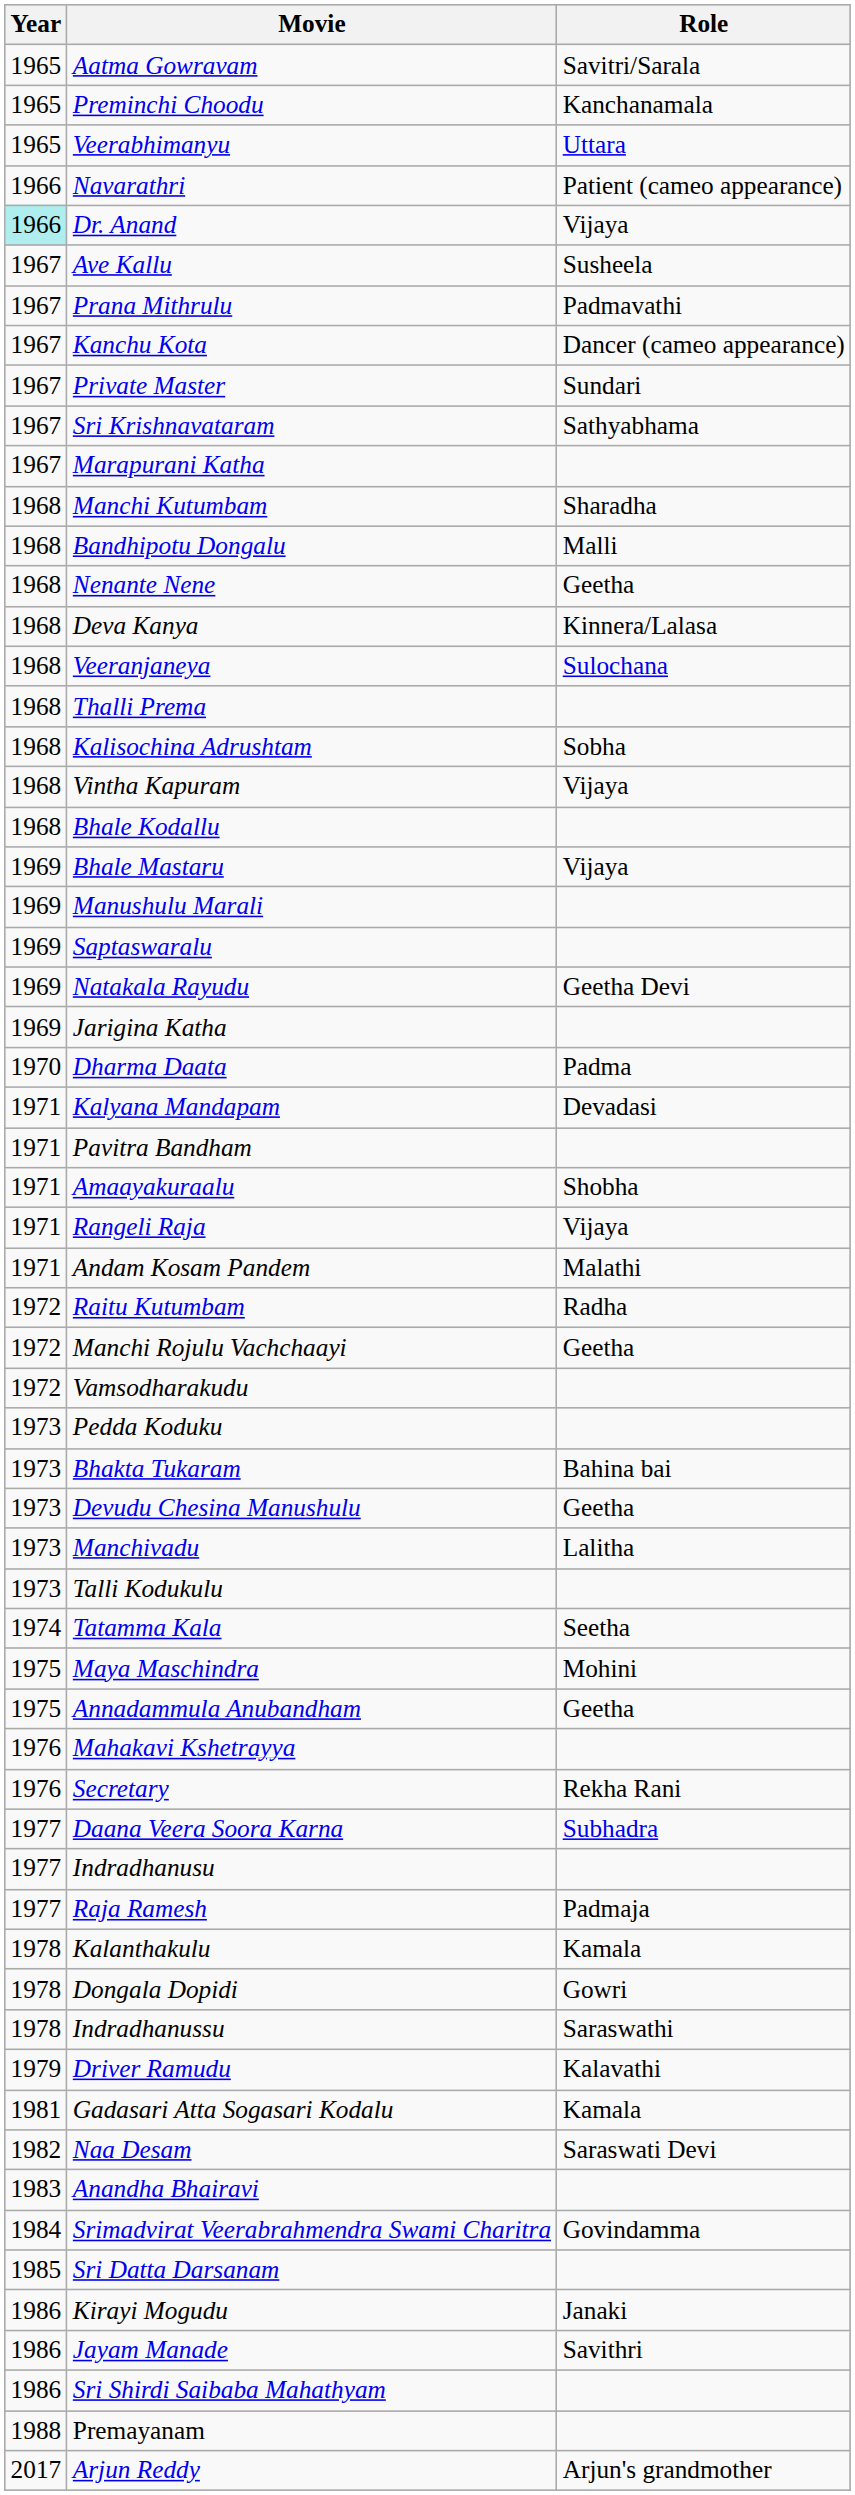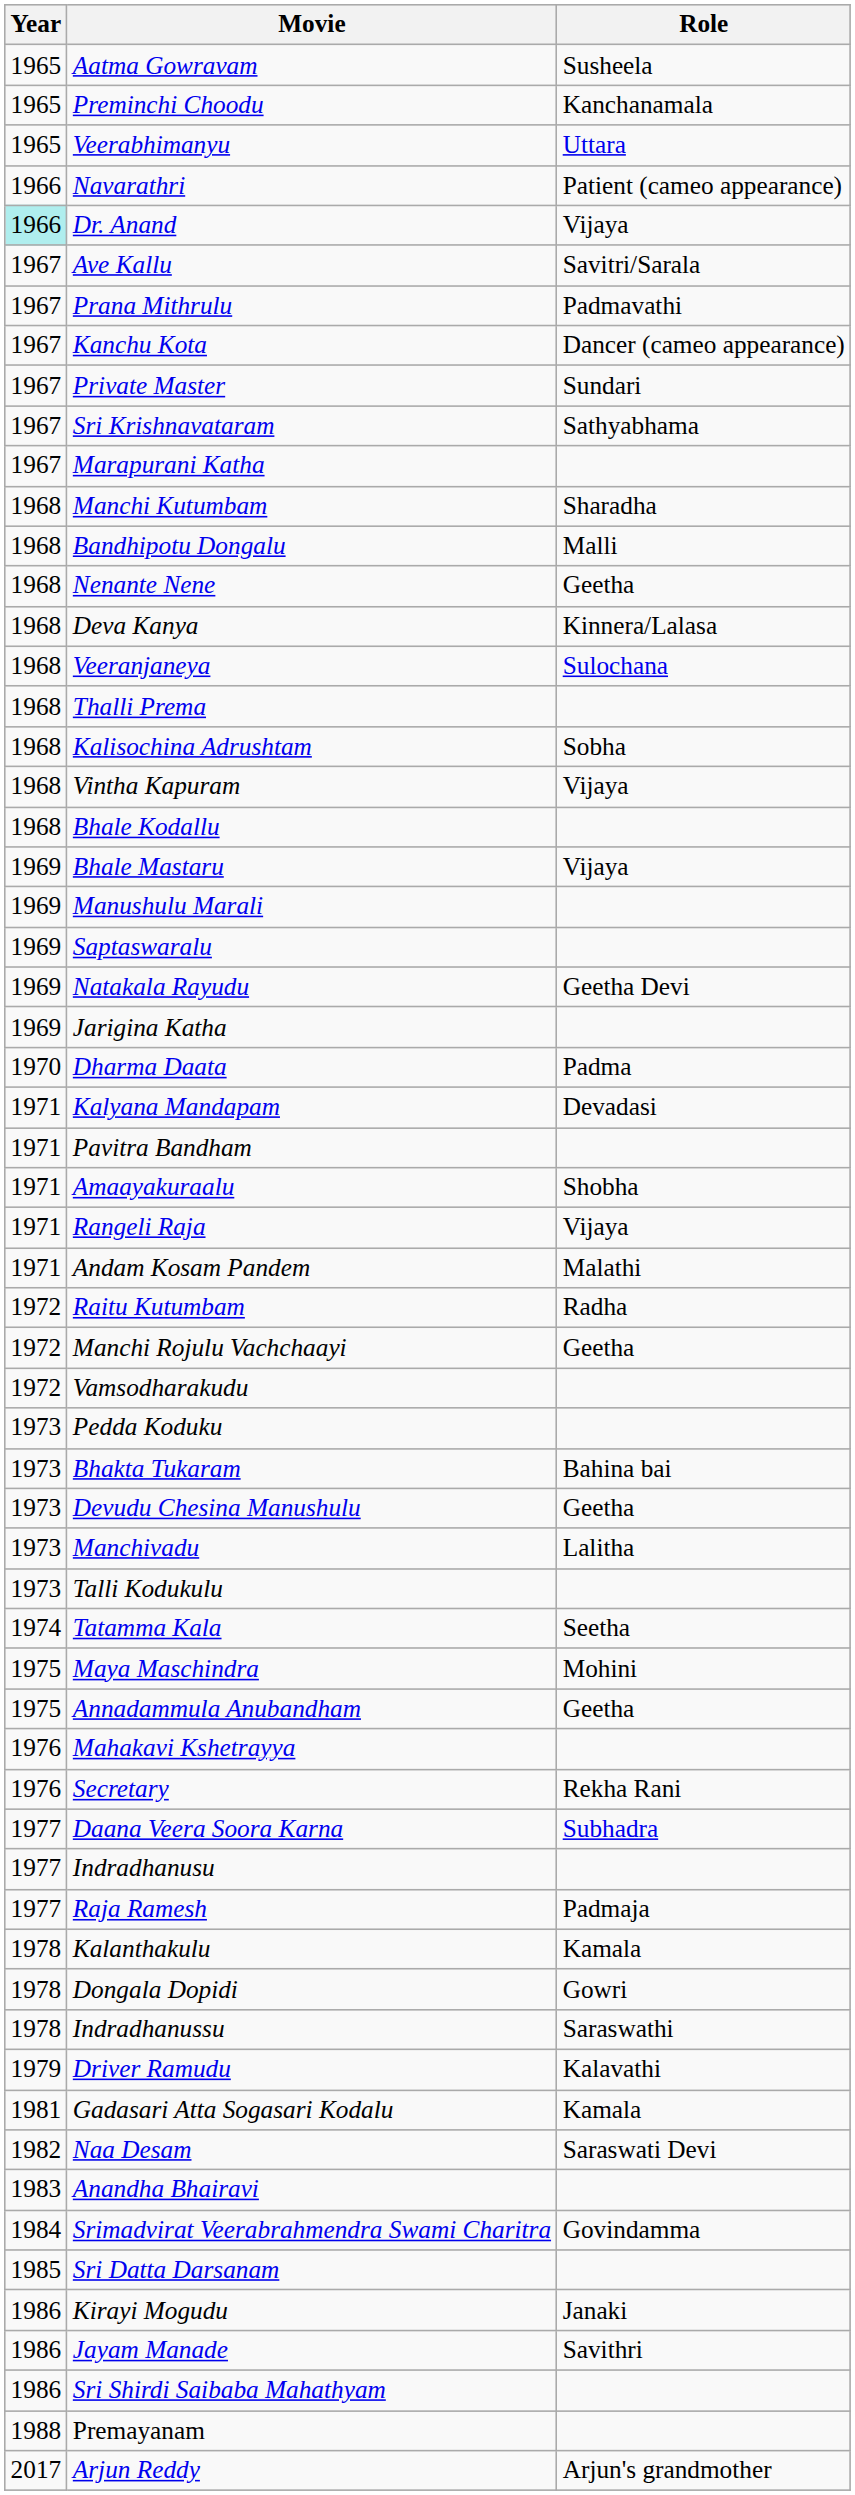(632, 64) Savitri/Sarala -> (608, 64) Susheela
(608, 265) Susheela -> (632, 265) Savitri/Sarala
